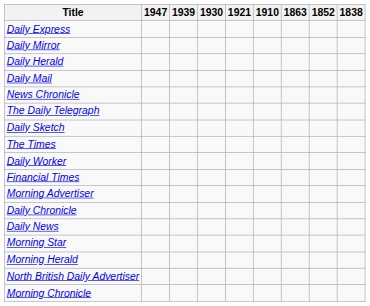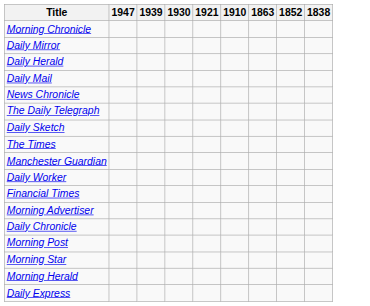rows swapped: (39, 29) <-> (49, 293)
+ row: (57, 161)
- row: (33, 227)
+ row: (37, 243)
- row: (73, 276)
